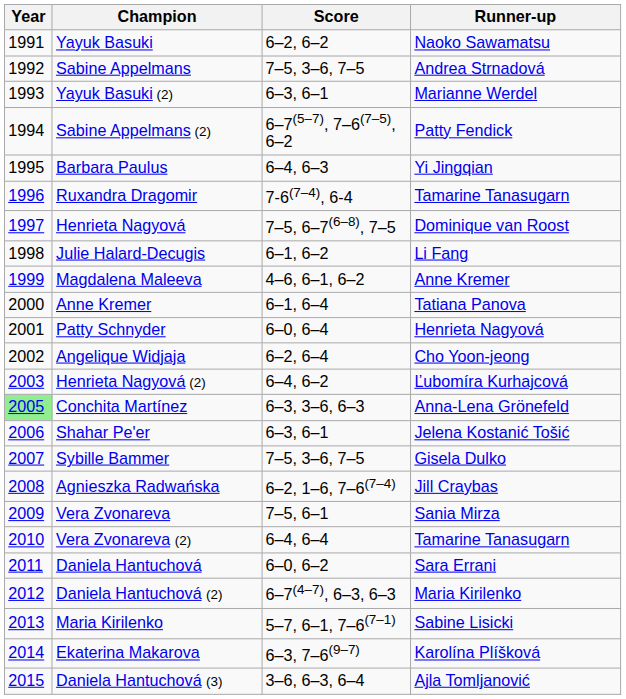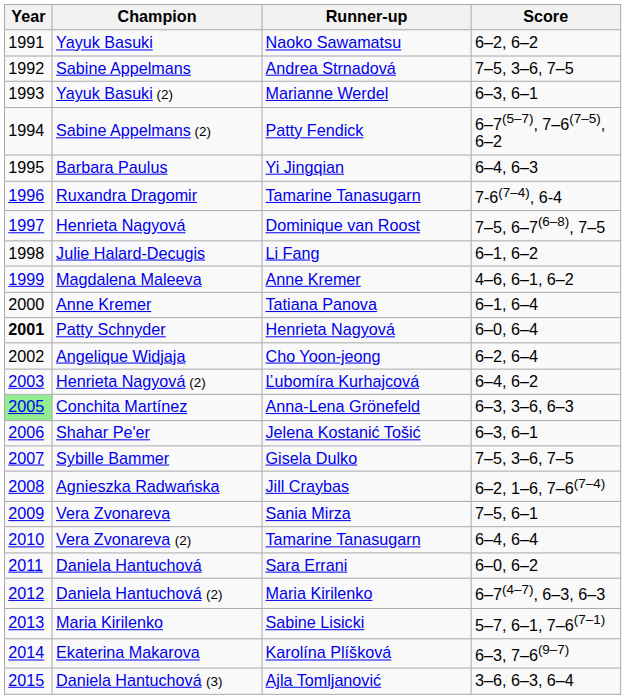columns swapped: (515, 17) <-> (336, 17)
(26, 330) normal -> (26, 330) bold
